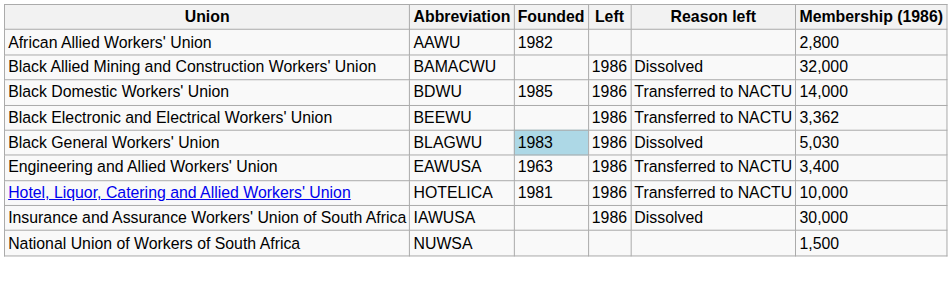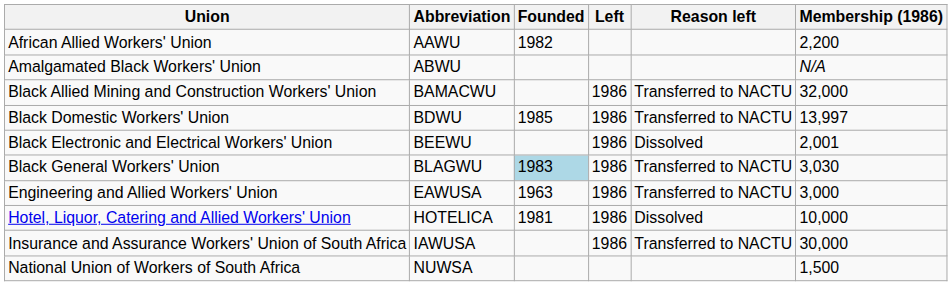(819, 42) 2,800 -> (819, 42) 2,200
+ row: (135, 67)
(669, 67) Dissolved -> (713, 92) Transferred to NACTU
(824, 92) 14,000 -> (824, 117) 13,997
(713, 117) Transferred to NACTU -> (669, 142) Dissolved
(819, 117) 3,362 -> (819, 142) 2,001
(669, 142) Dissolved -> (713, 167) Transferred to NACTU
(819, 142) 5,030 -> (819, 167) 3,030
(819, 167) 3,400 -> (819, 192) 3,000
(713, 192) Transferred to NACTU -> (669, 218) Dissolved
(669, 218) Dissolved -> (713, 243) Transferred to NACTU
